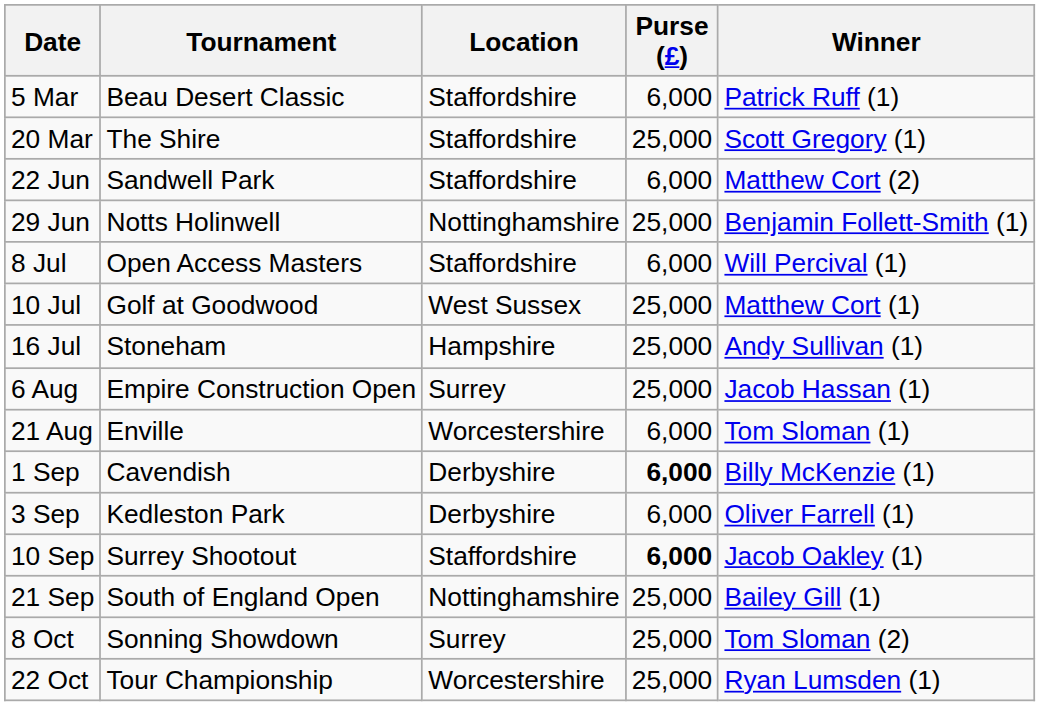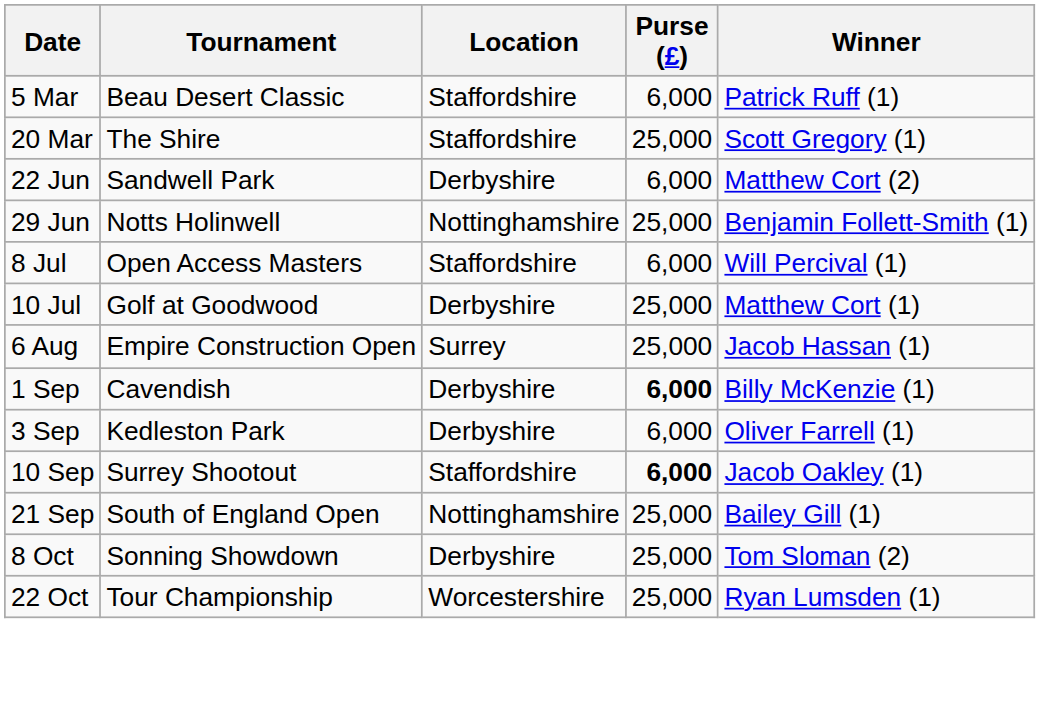(503, 180) Staffordshire -> (492, 180) Derbyshire
(505, 305) West Sussex -> (492, 305) Derbyshire
- row: (46, 347)
- row: (52, 430)
(467, 638) Surrey -> (492, 555) Derbyshire
